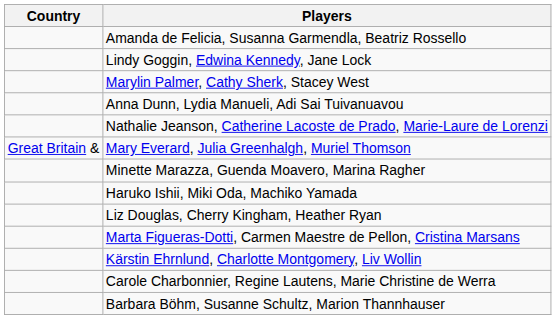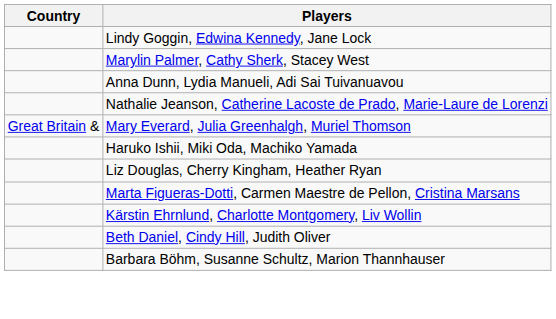- row: (286, 38)
- row: (265, 171)
- row: (301, 281)
+ row: (218, 237)
